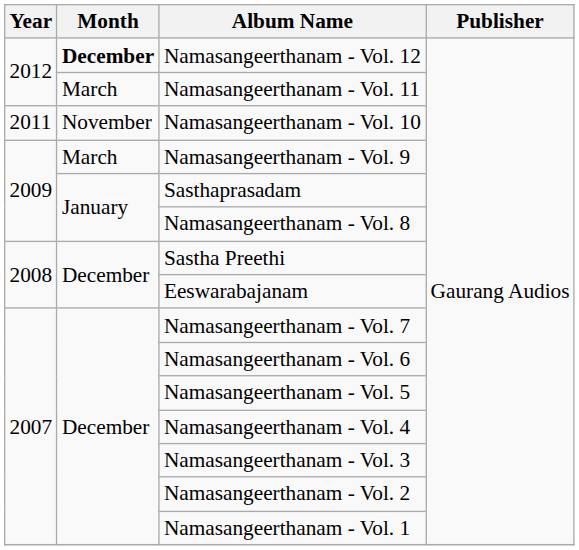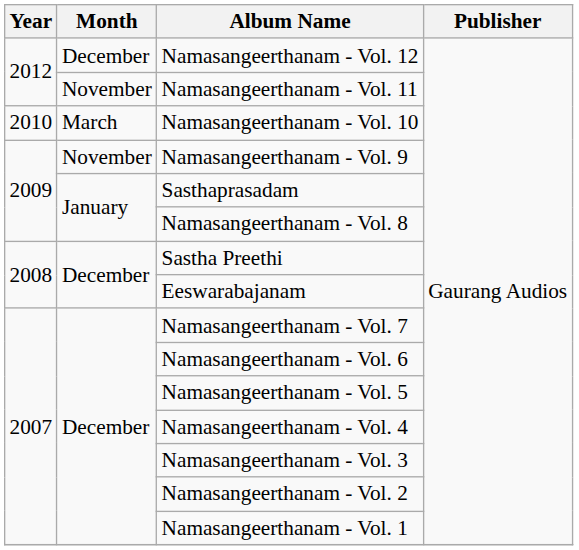(108, 55) bold -> (106, 55) normal
(90, 88) March -> (107, 88) November
(30, 122) 2011 -> (31, 122) 2010
(107, 122) November -> (90, 122) March
(90, 156) March -> (107, 156) November
